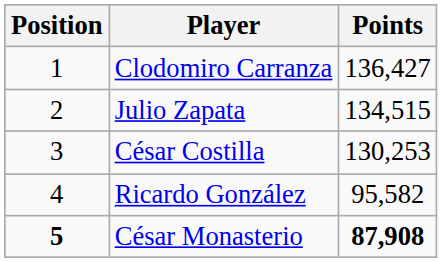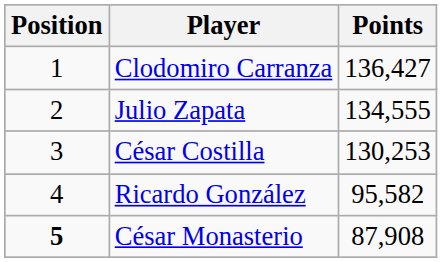(388, 109) 134,515 -> (388, 109) 134,555
(388, 236) bold -> (388, 236) normal
